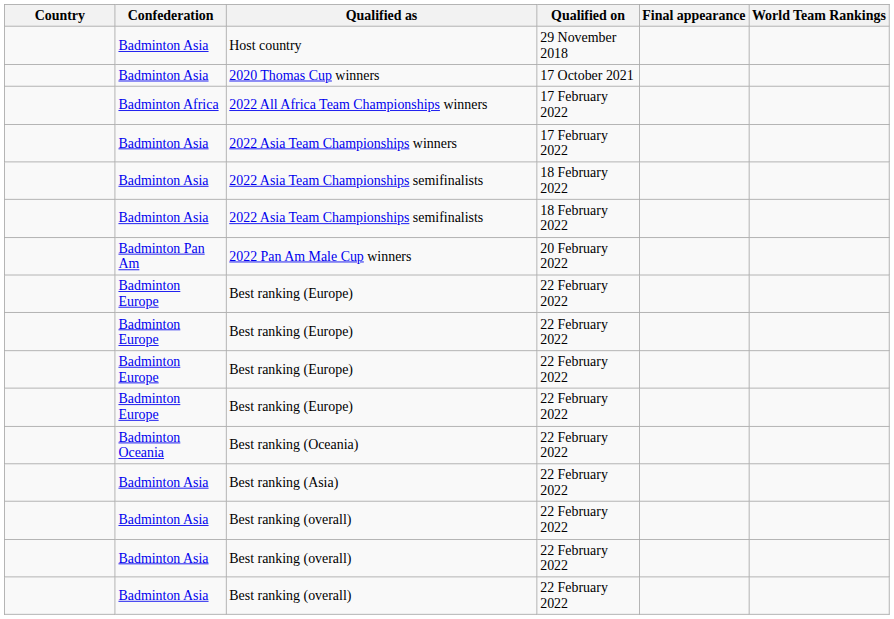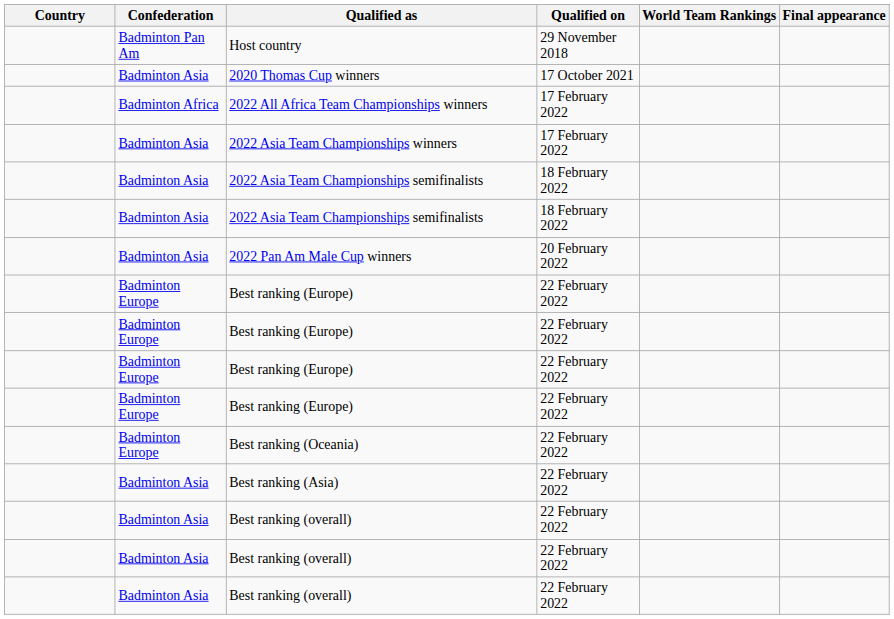columns swapped: (819, 15) <-> (694, 15)
(164, 45) Badminton Asia -> (162, 45) Badminton Pan Am
(162, 256) Badminton Pan Am -> (164, 256) Badminton Asia
(149, 444) Badminton Oceania -> (149, 444) Badminton Europe
